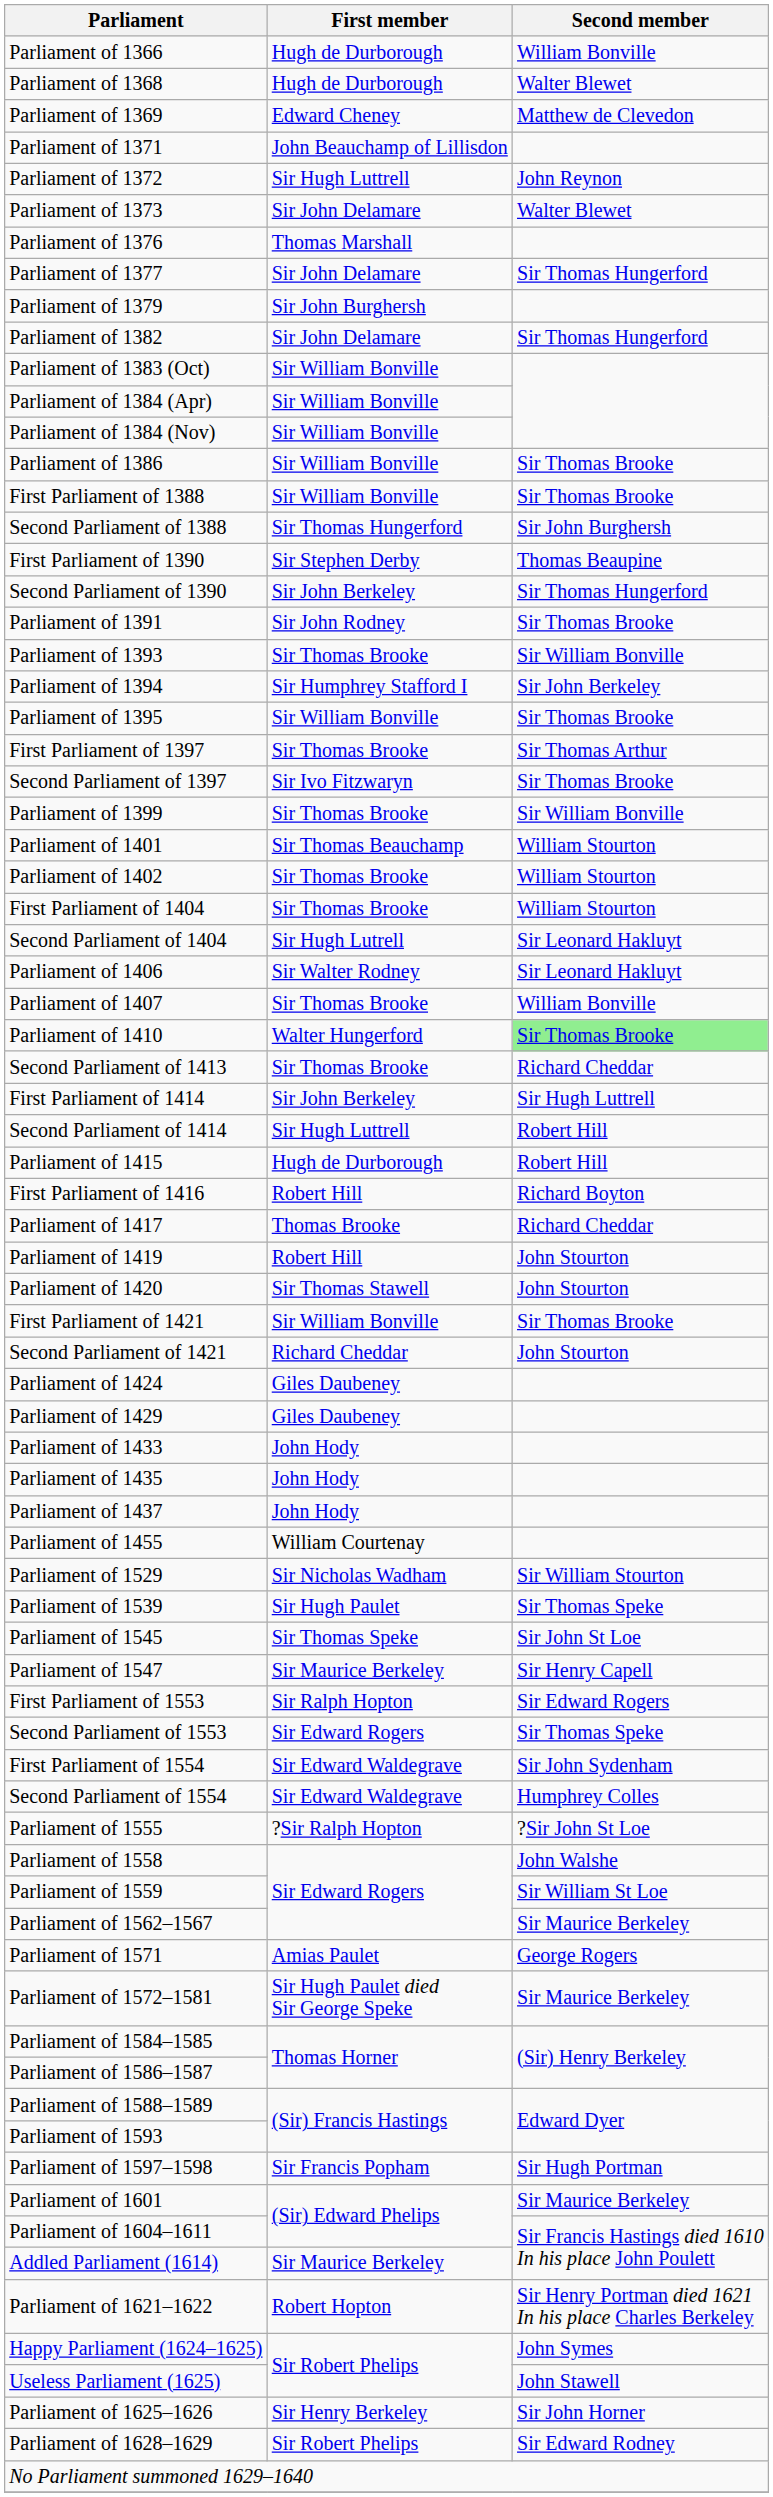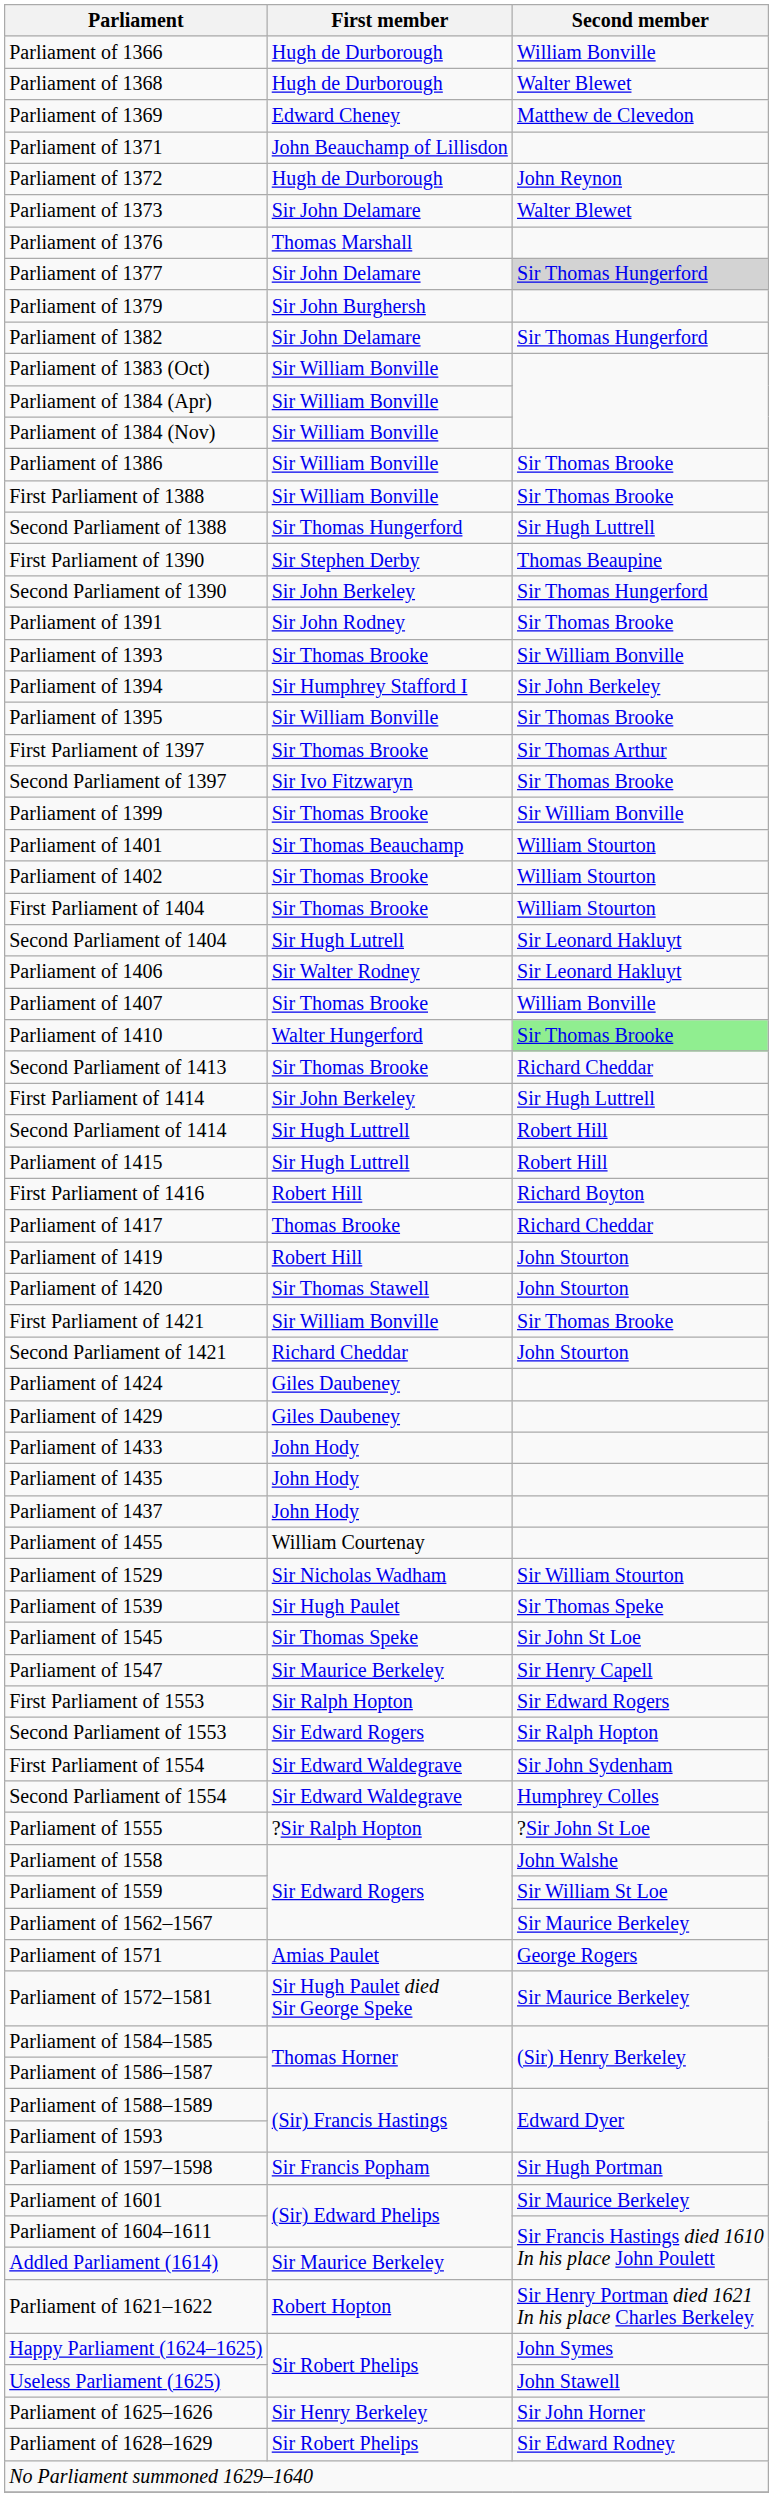(341, 178) Sir Hugh Luttrell -> (357, 178) Hugh de Durborough
(612, 274) no background -> (612, 274) lightgrey background
(594, 527) Sir John Burghersh -> (586, 527) Sir Hugh Luttrell
(357, 1162) Hugh de Durborough -> (341, 1162) Sir Hugh Luttrell
(590, 1733) Sir Thomas Speke -> (588, 1733) Sir Ralph Hopton
